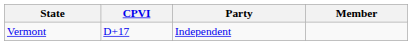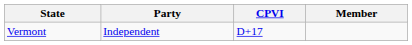columns swapped: (239, 13) <-> (137, 13)
